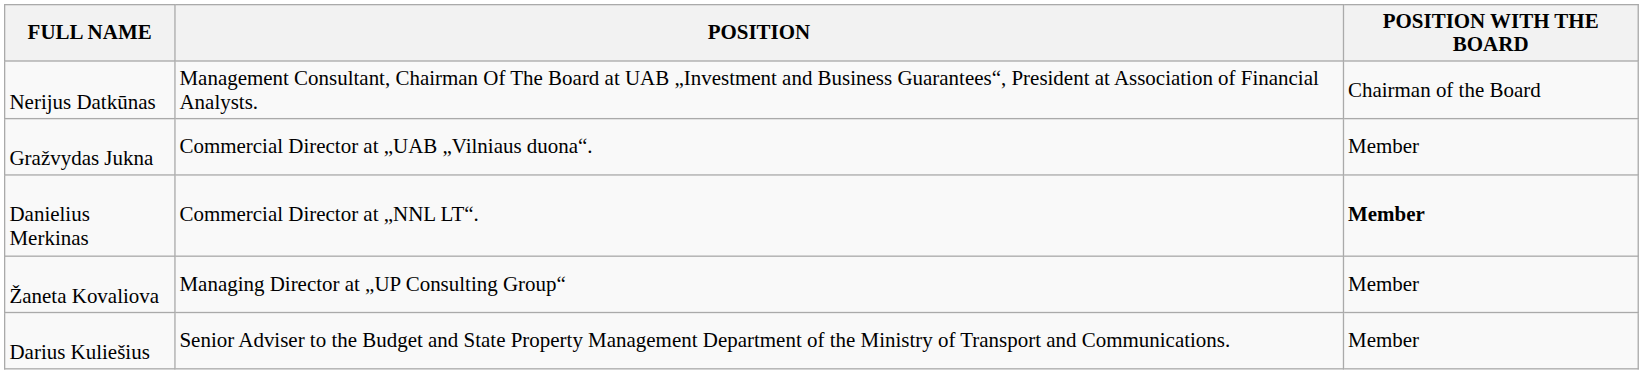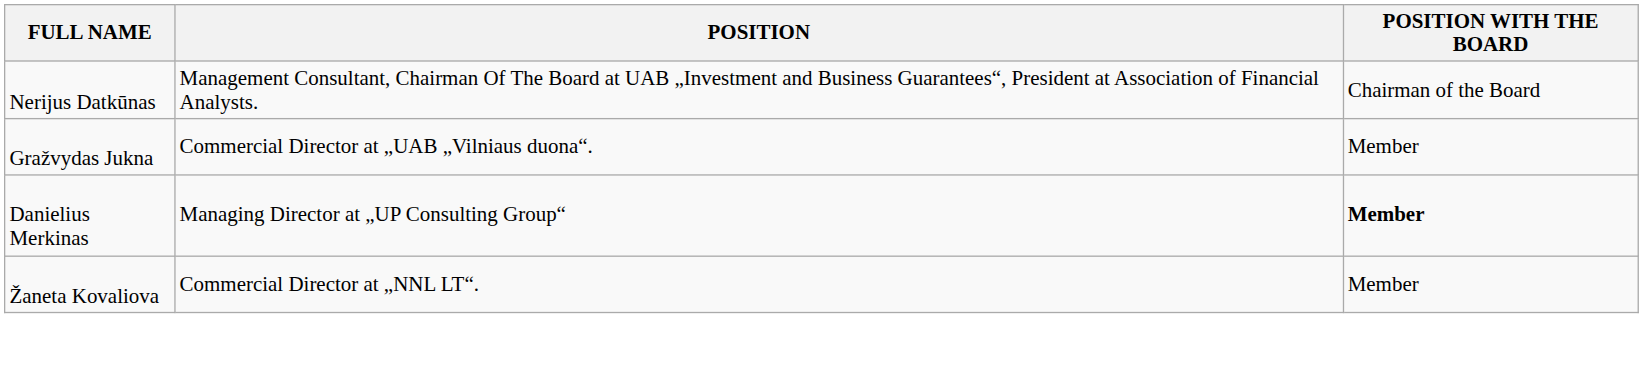(329, 215) Commercial Director at „NNL LT“. -> (373, 215) Managing Director at „UP Consulting Group“
(373, 283) Managing Director at „UP Consulting Group“ -> (329, 283) Commercial Director at „NNL LT“.
- row: (80, 352)
